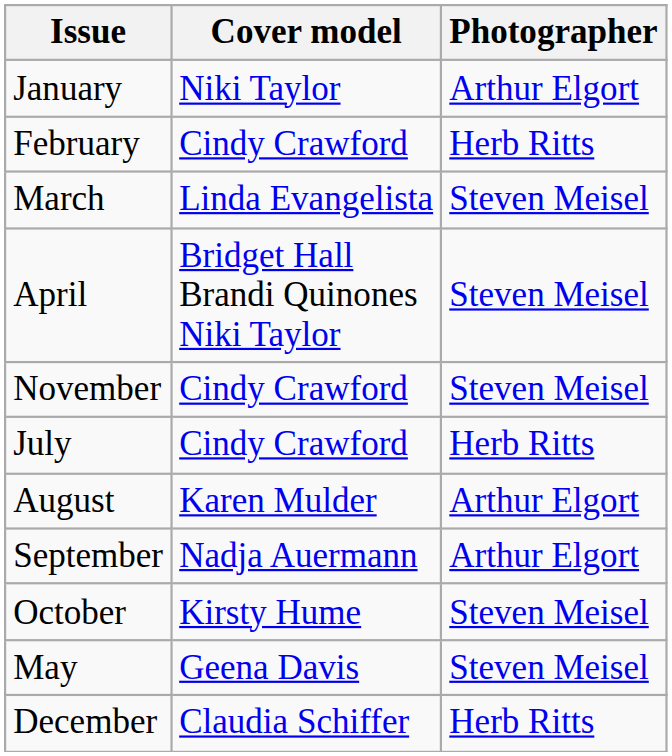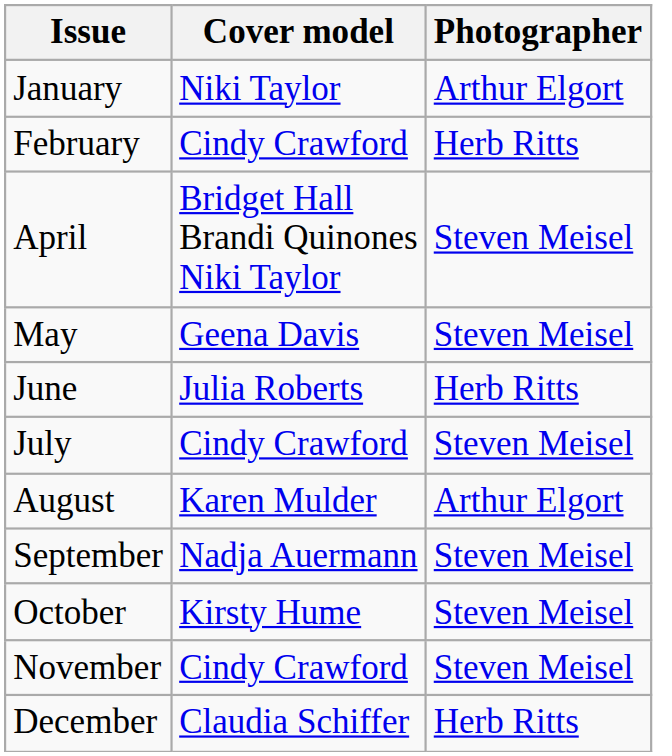- row: (59, 198)
rows swapped: (45, 666) <-> (87, 388)
+ row: (45, 388)
(522, 444) Herb Ritts -> (534, 444) Steven Meisel
(544, 555) Arthur Elgort -> (534, 555) Steven Meisel
